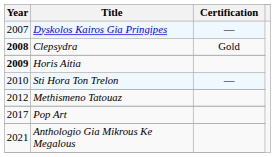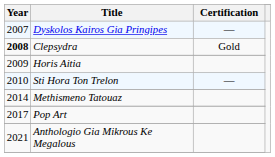(18, 64) bold -> (18, 64) normal
(18, 98) 2012 -> (18, 98) 2014
